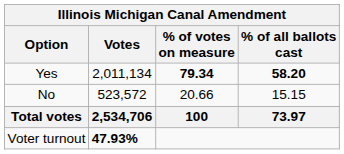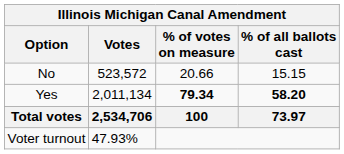rows swapped: (46, 73) <-> (46, 95)
(115, 138) bold -> (115, 138) normal
